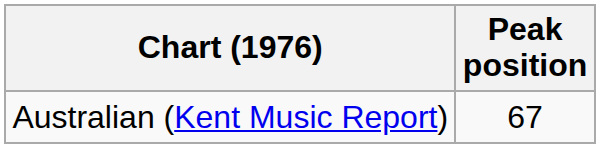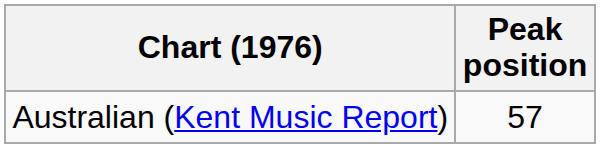(525, 116) 67 -> (525, 116) 57
